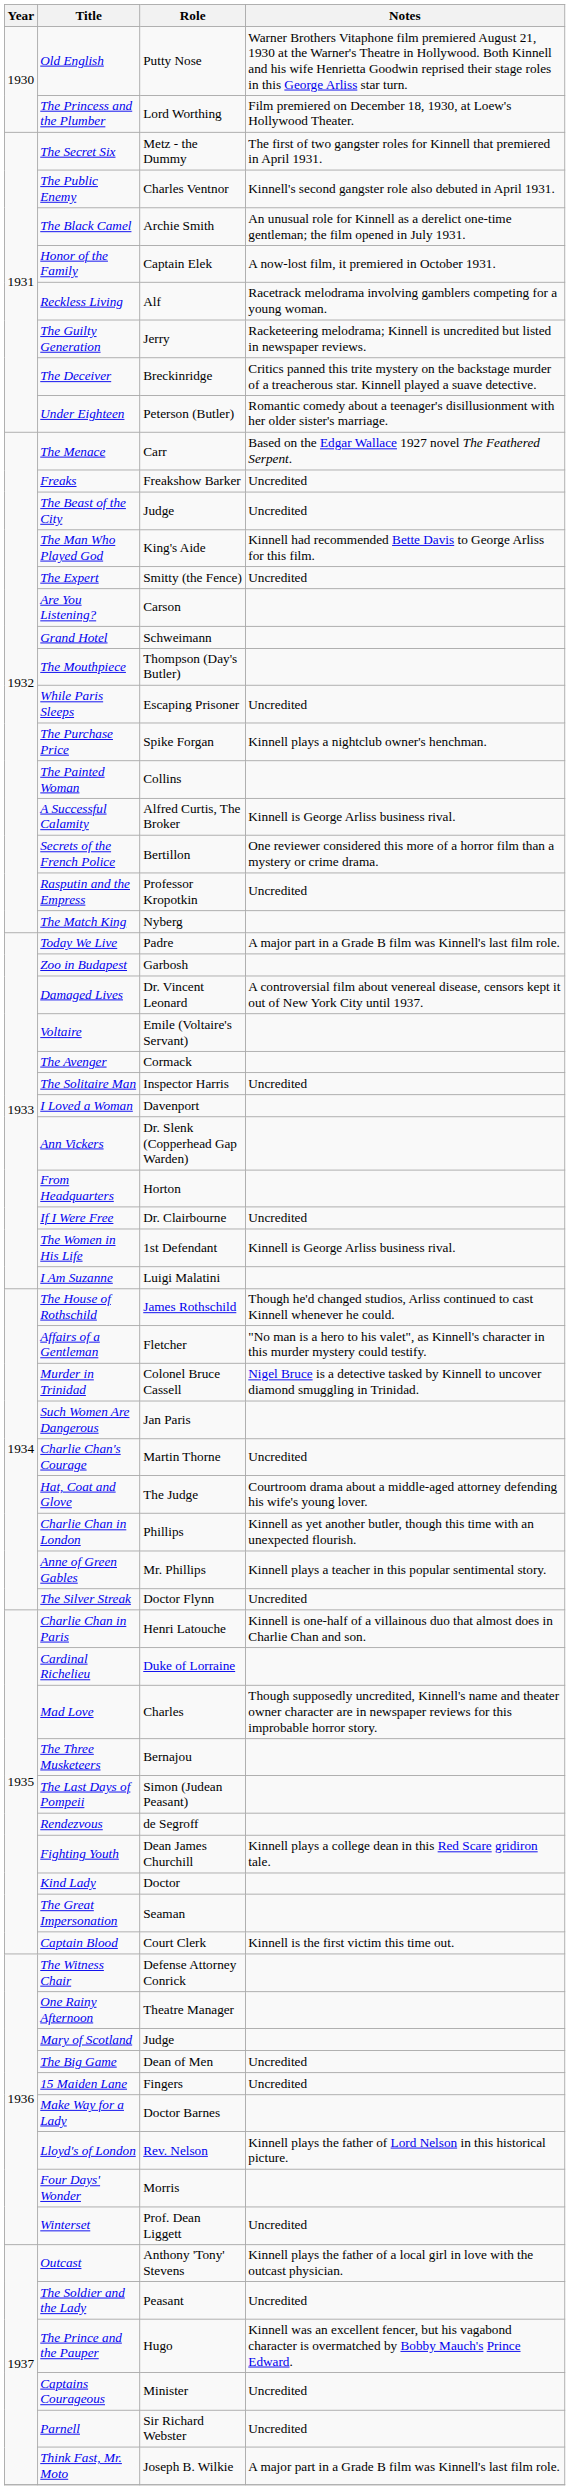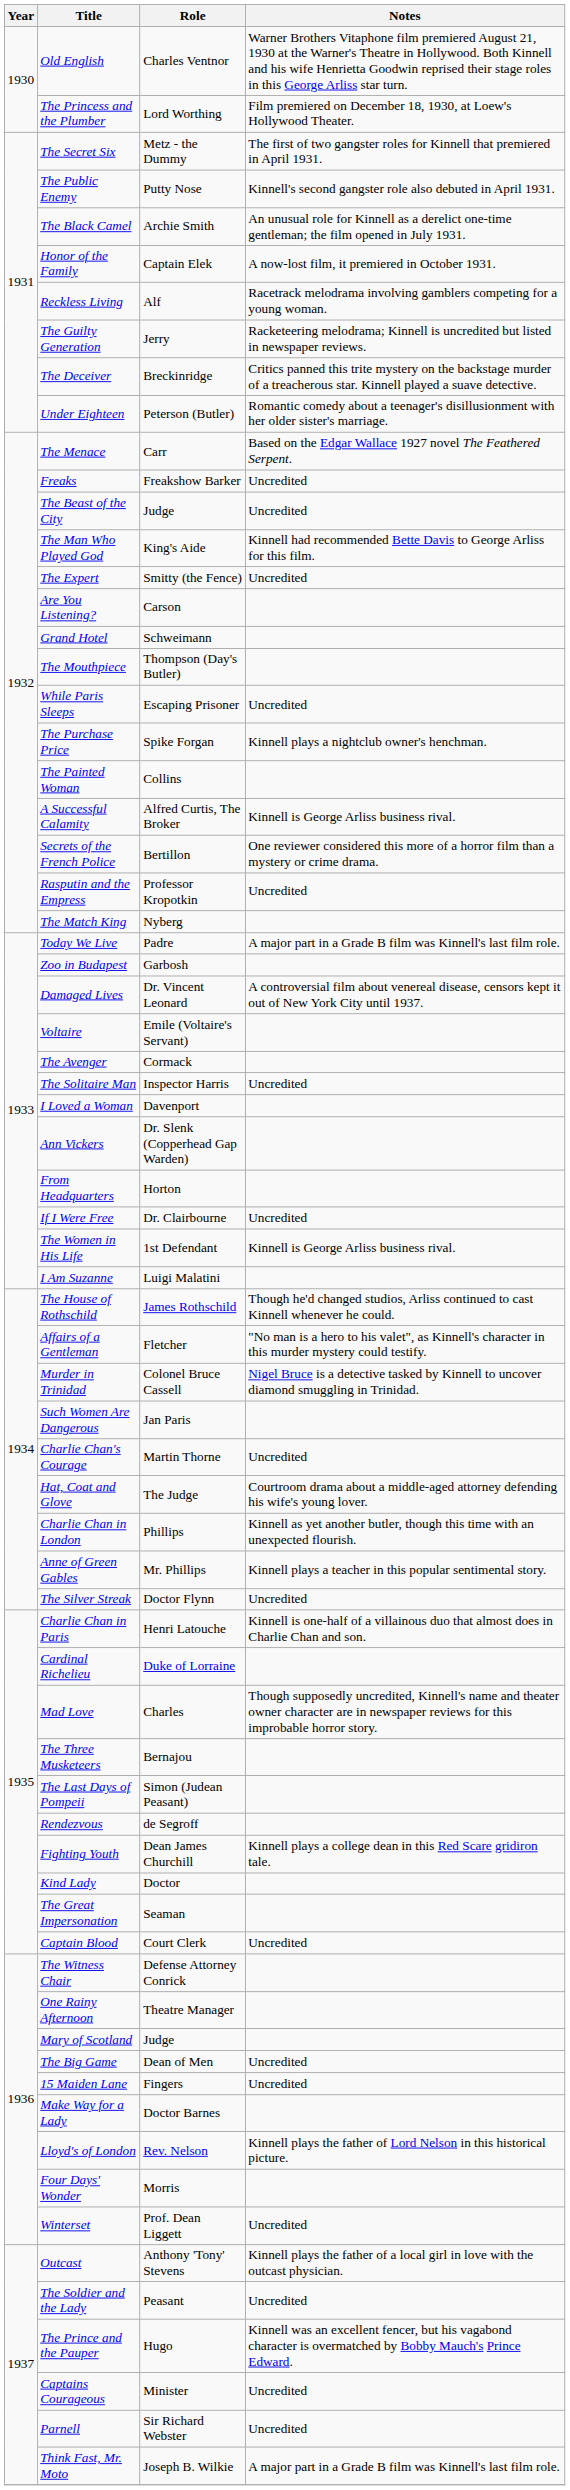(172, 61) Putty Nose -> (186, 61) Charles Ventnor
(186, 189) Charles Ventnor -> (172, 189) Putty Nose
(351, 1943) Kinnell is the first victim this time out. -> (278, 1943) Uncredited
